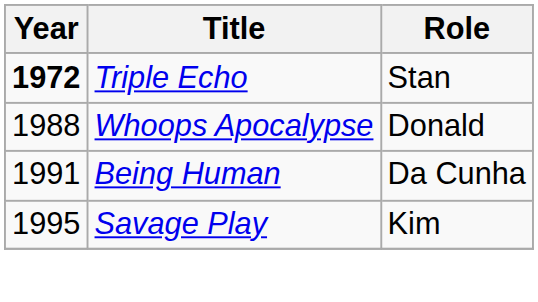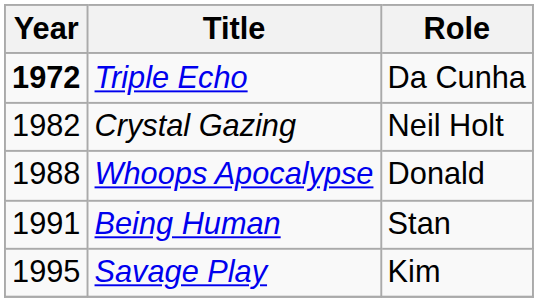(419, 77) Stan -> (457, 77) Da Cunha
+ row: (195, 126)
(457, 175) Da Cunha -> (419, 223) Stan
